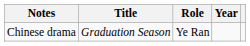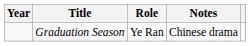columns swapped: (226, 13) <-> (41, 13)
